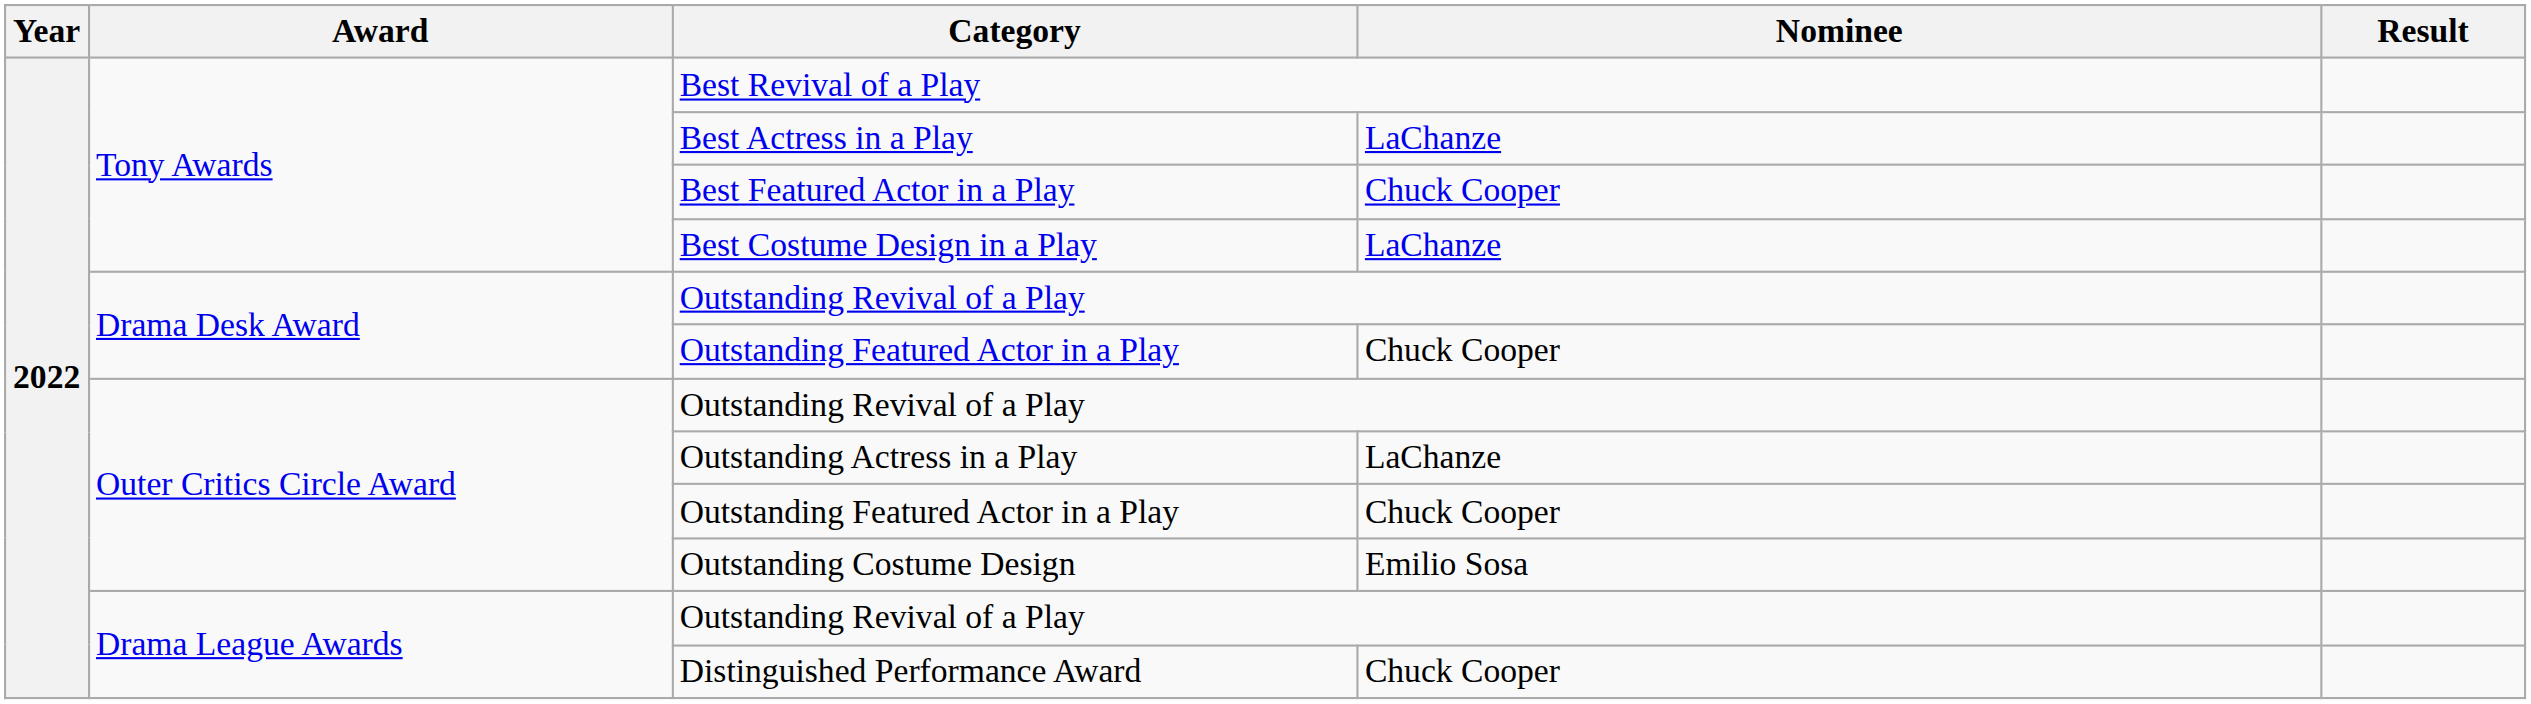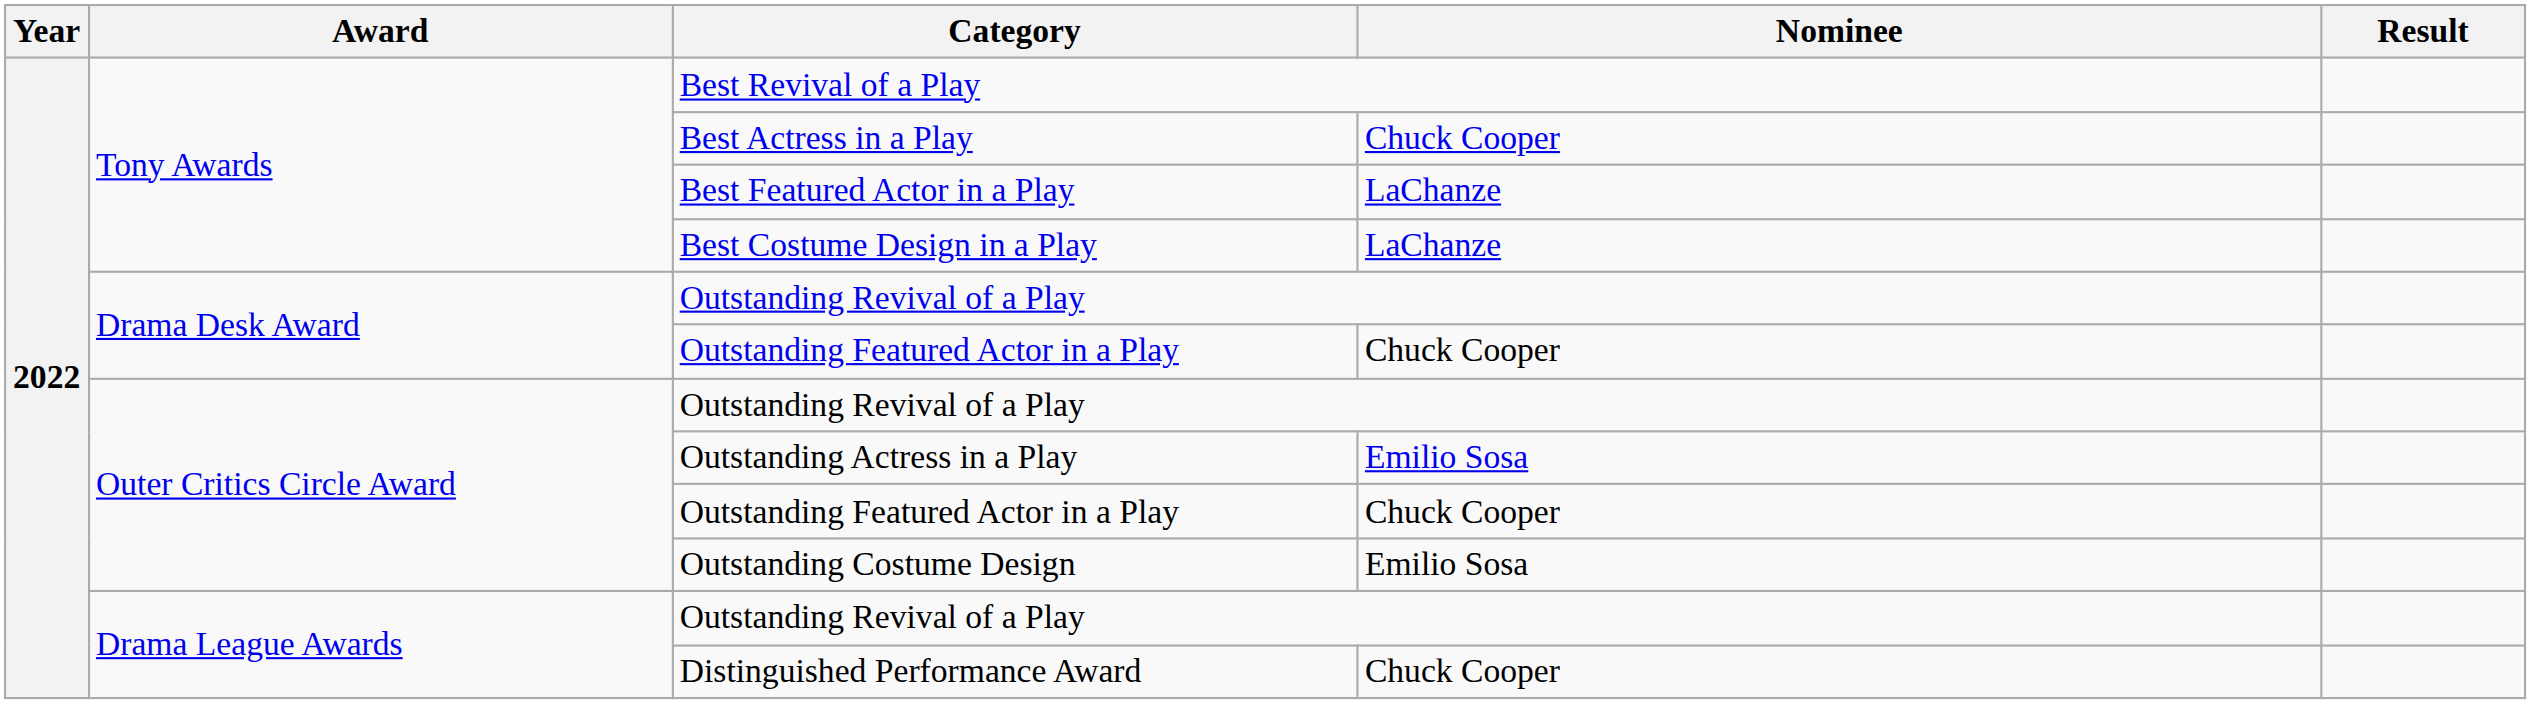(1433, 137) LaChanze -> (1462, 137) Chuck Cooper
(1462, 191) Chuck Cooper -> (1433, 191) LaChanze
(1433, 457) LaChanze -> (1447, 457) Emilio Sosa
